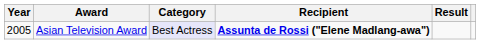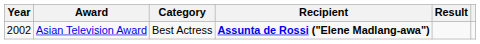(19, 30) 2005 -> (19, 30) 2002
(182, 30) lavender background -> (182, 30) no background
